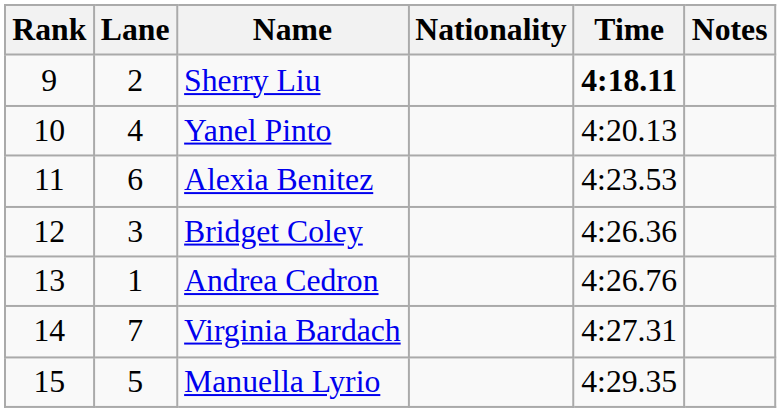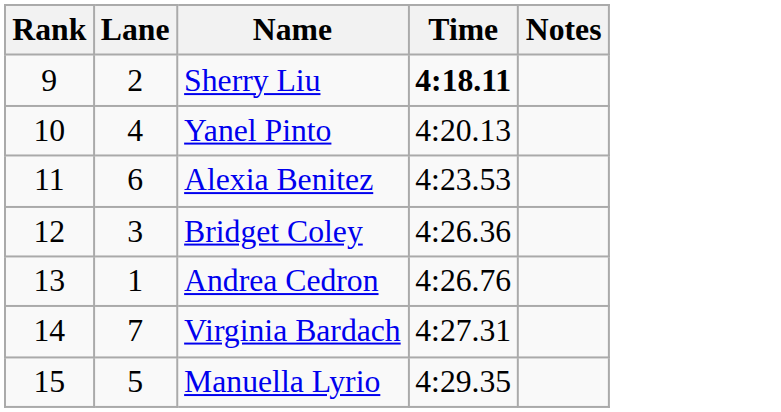- column: (491, 29)
